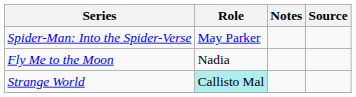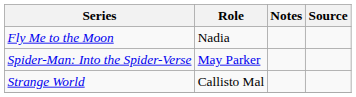rows swapped: (61, 59) <-> (100, 37)
(231, 81) paleturquoise background -> (231, 81) no background
